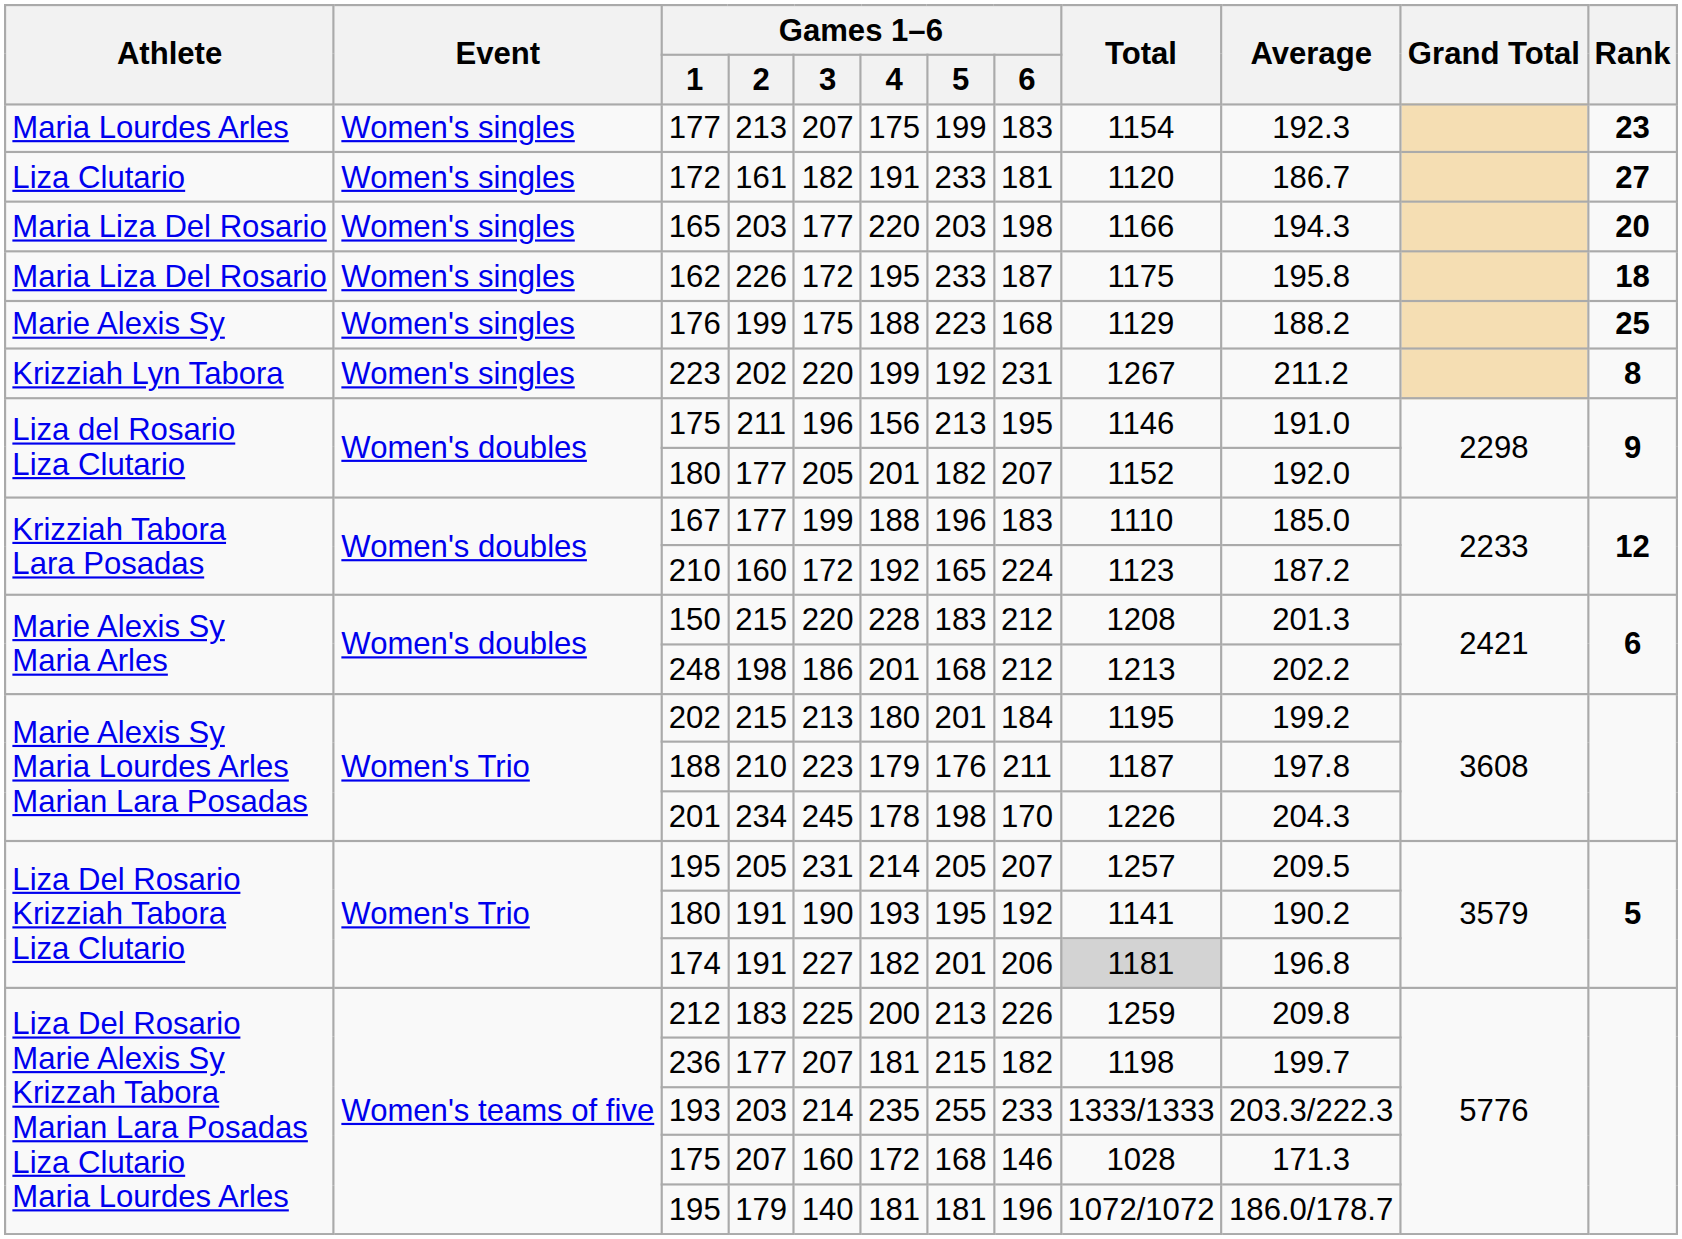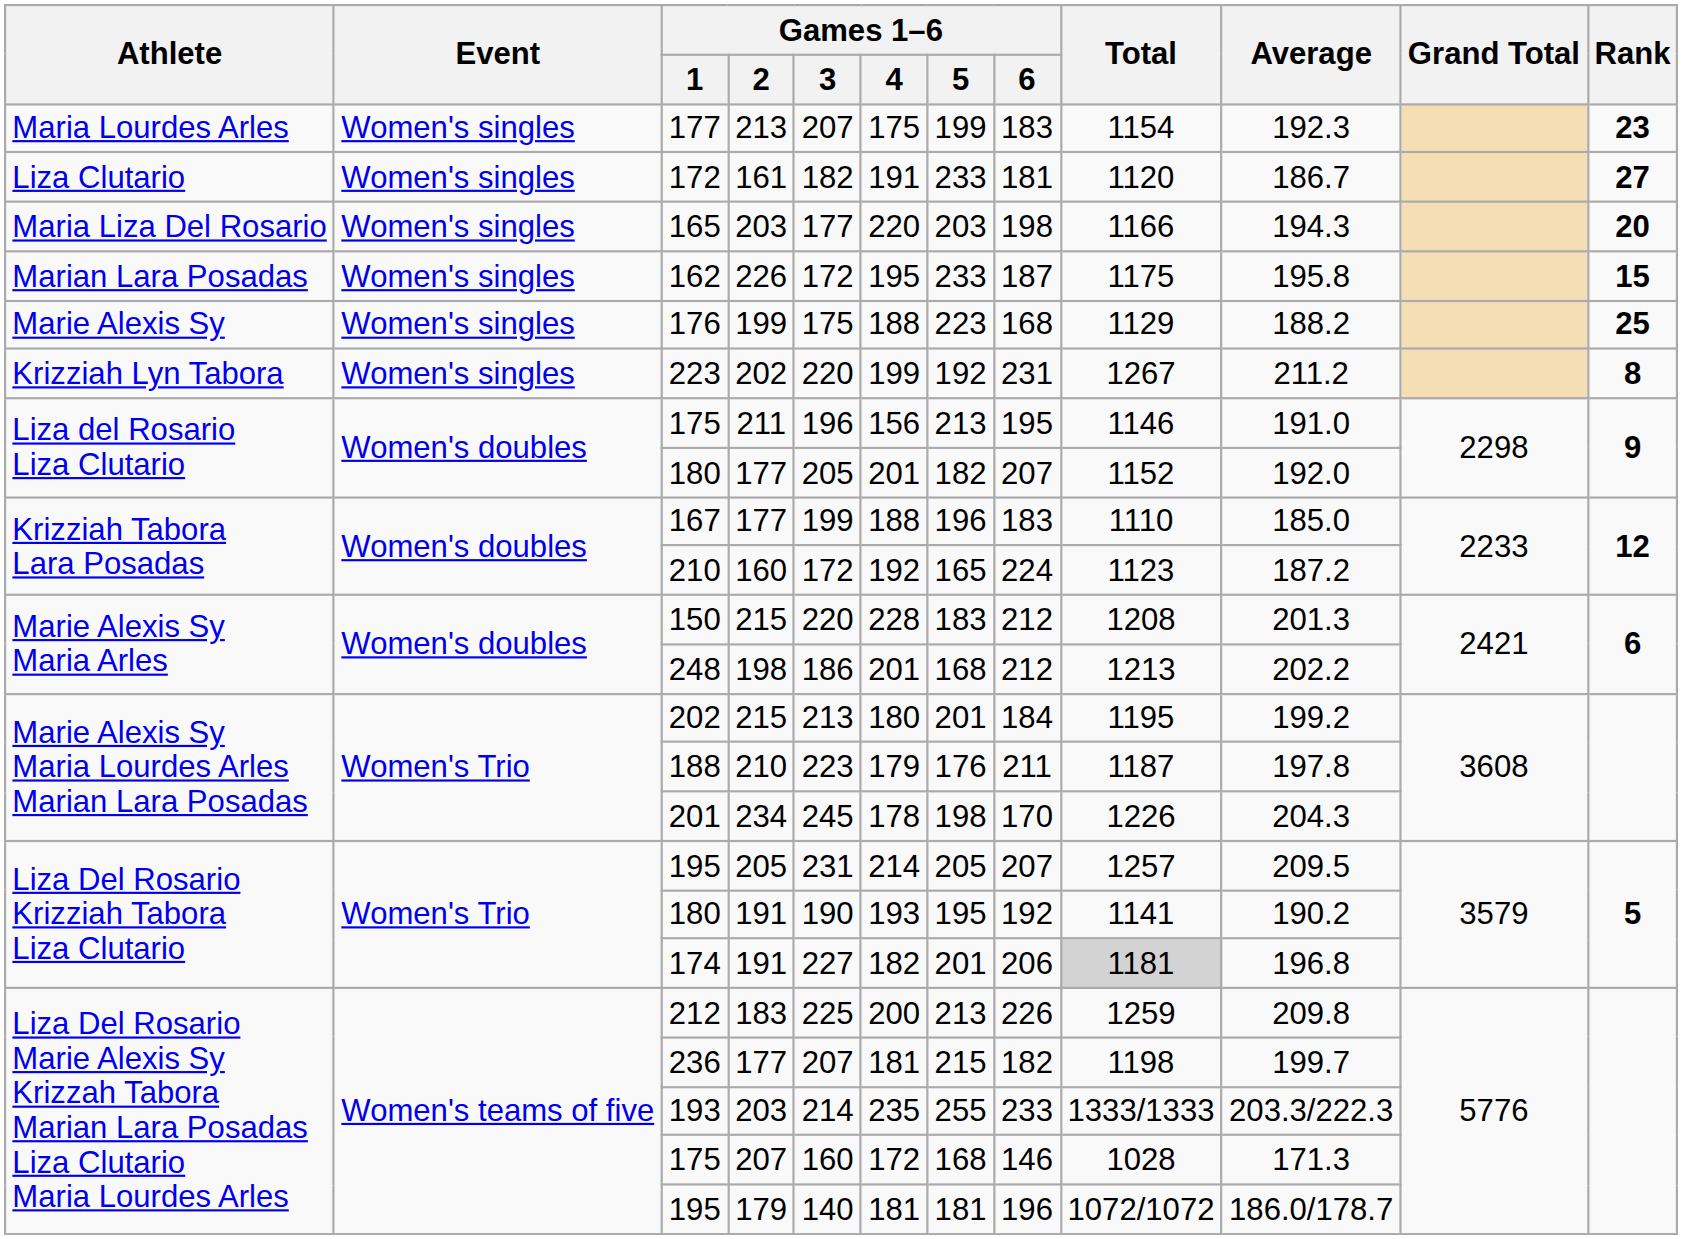(170, 276) Maria Liza Del Rosario -> (160, 276) Marian Lara Posadas
(1633, 276) 18 -> (1633, 276) 15
